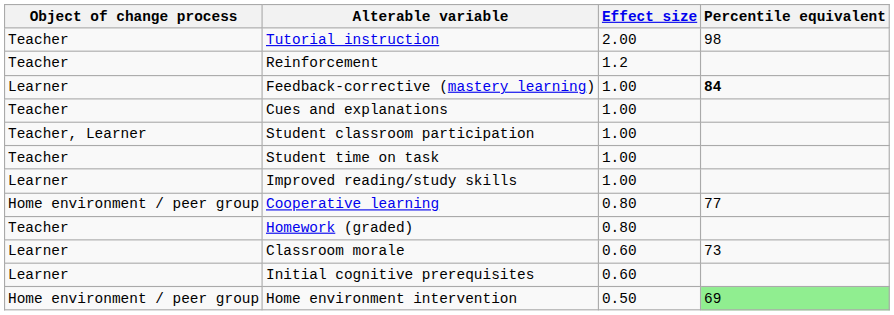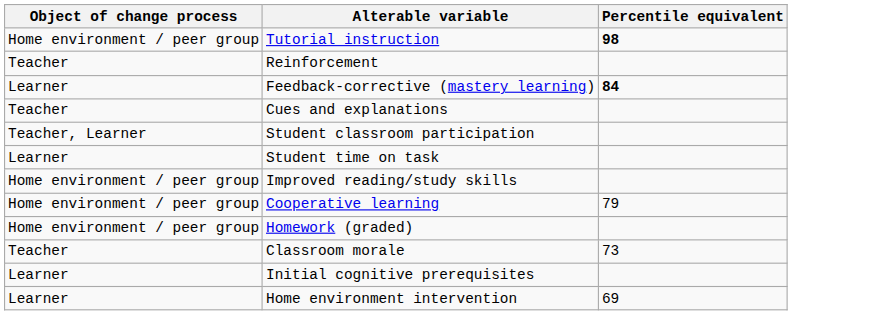- column: (650, 16)
(38, 40) Teacher -> (134, 40) Home environment / peer group
(713, 40) normal -> (611, 40) bold
(38, 157) Teacher -> (38, 157) Learner
(38, 181) Learner -> (134, 181) Home environment / peer group
(713, 204) 77 -> (611, 204) 79
(38, 228) Teacher -> (134, 228) Home environment / peer group
(38, 251) Learner -> (38, 251) Teacher
(134, 299) Home environment / peer group -> (38, 299) Learner
(713, 299) lightgreen background -> (611, 299) no background
